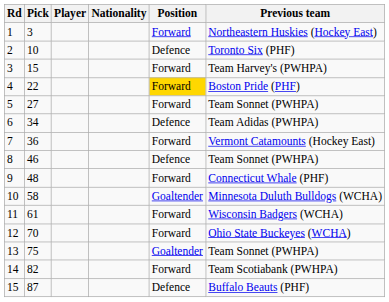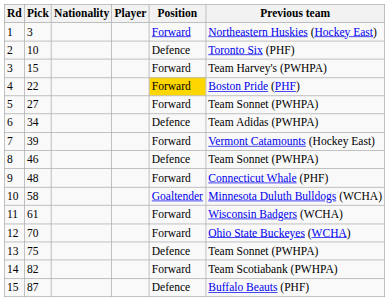columns swapped: (70, 13) <-> (119, 13)
(33, 141) 36 -> (33, 141) 39
(177, 251) Goaltender -> (171, 251) Defence
